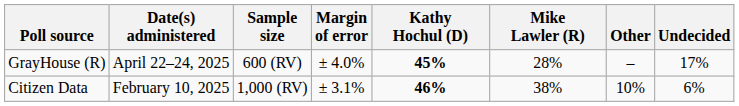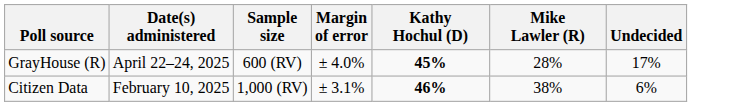- column: (630, 36)
